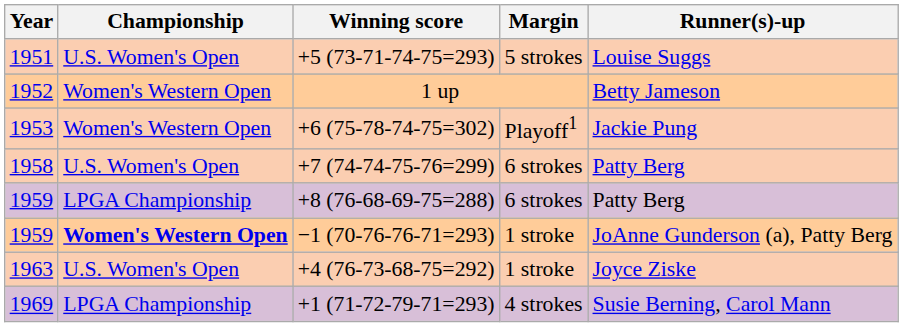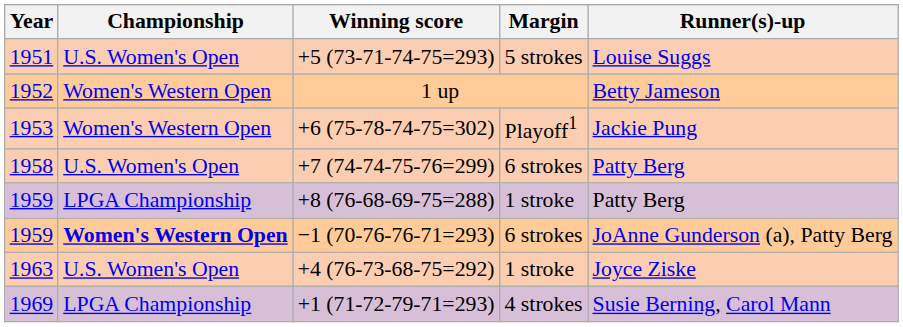(544, 200) 6 strokes -> (539, 200) 1 stroke
(539, 234) 1 stroke -> (544, 234) 6 strokes
